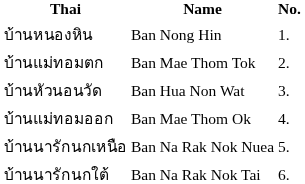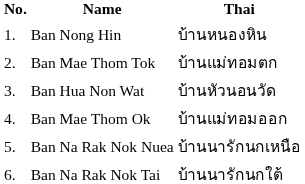columns swapped: (289, 9) <-> (65, 9)
